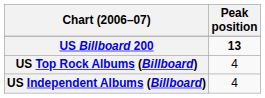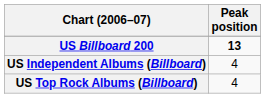rows swapped: (107, 83) <-> (107, 64)
